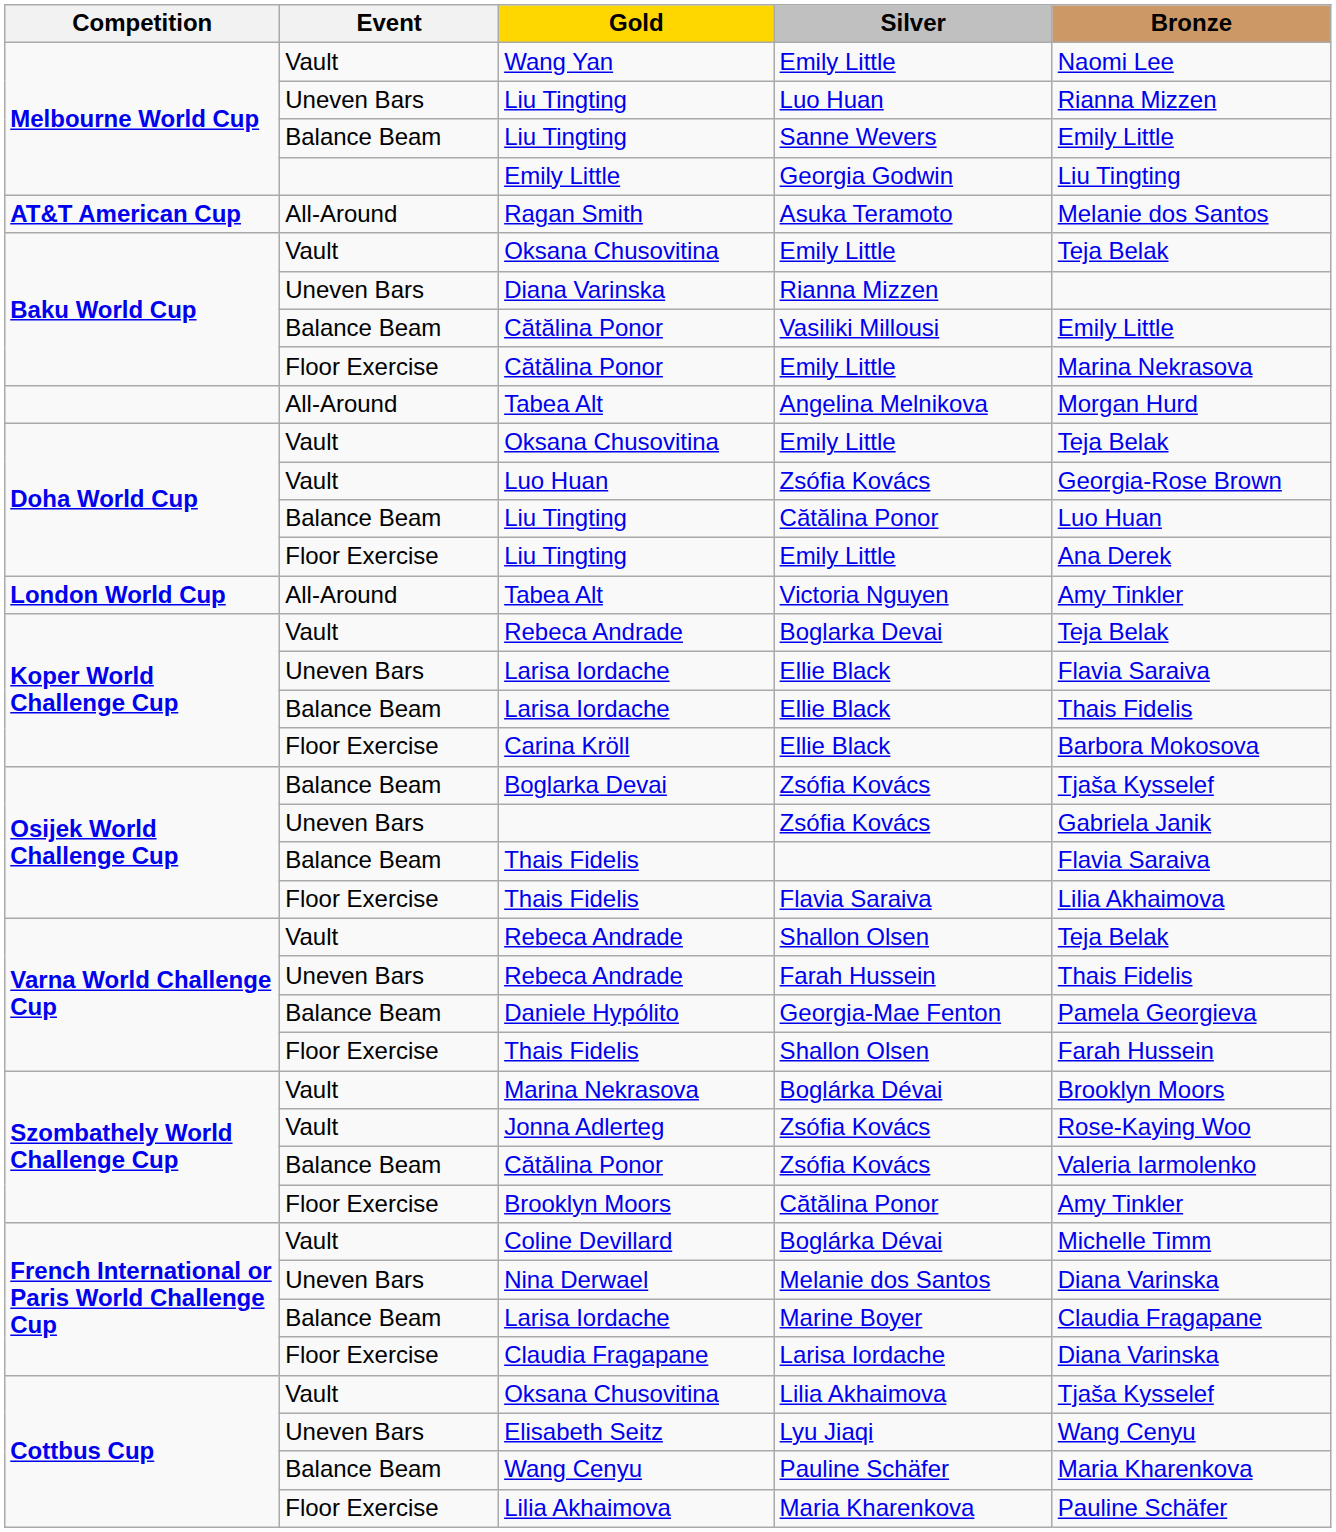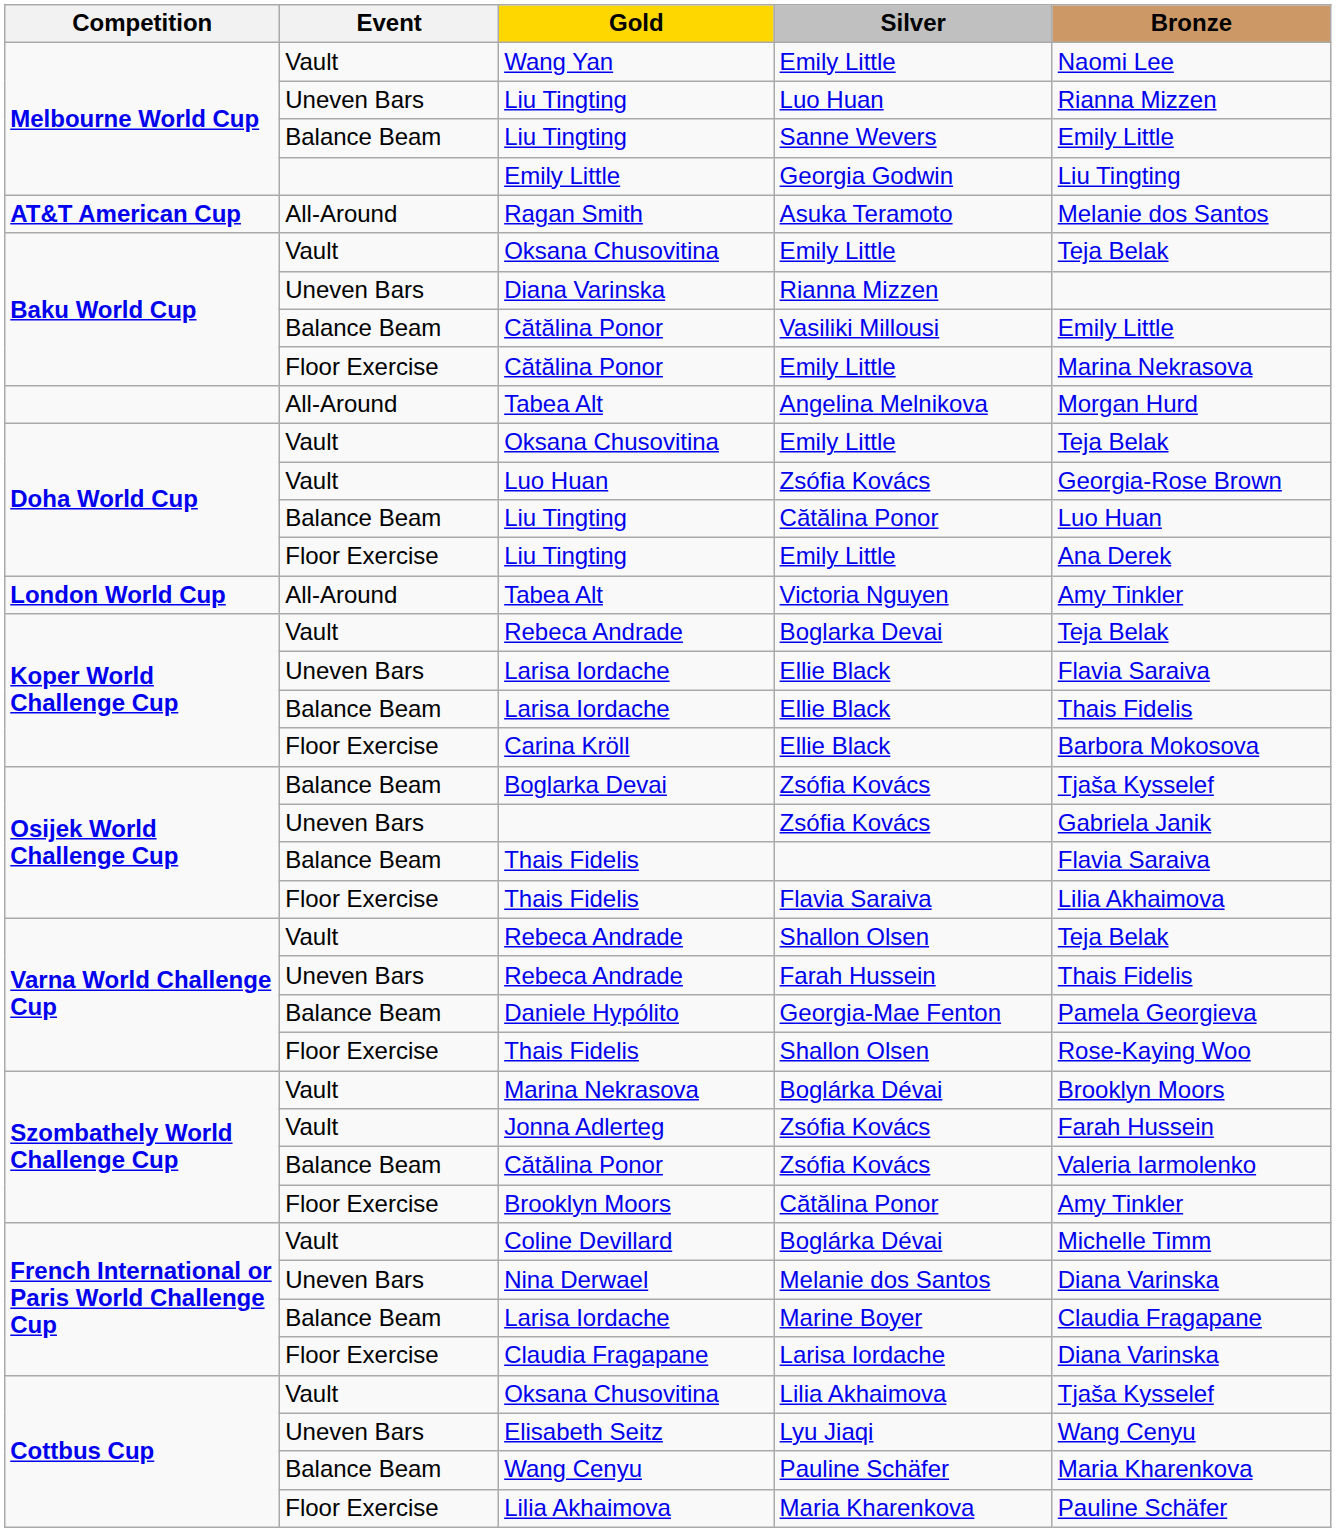(1136, 1051) Farah Hussein -> (1154, 1051) Rose-Kaying Woo
(1154, 1127) Rose-Kaying Woo -> (1136, 1127) Farah Hussein
